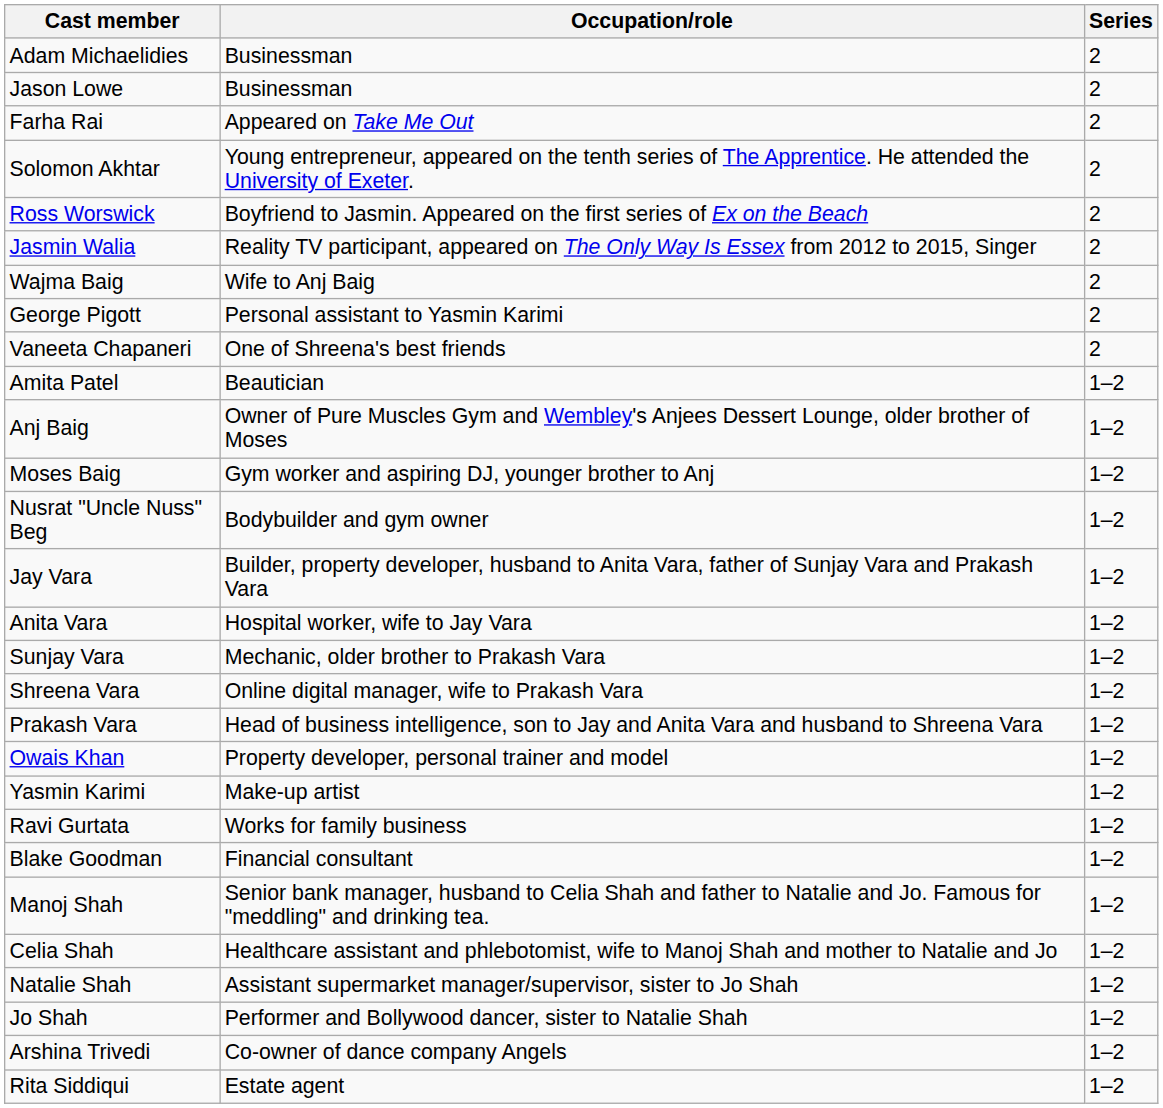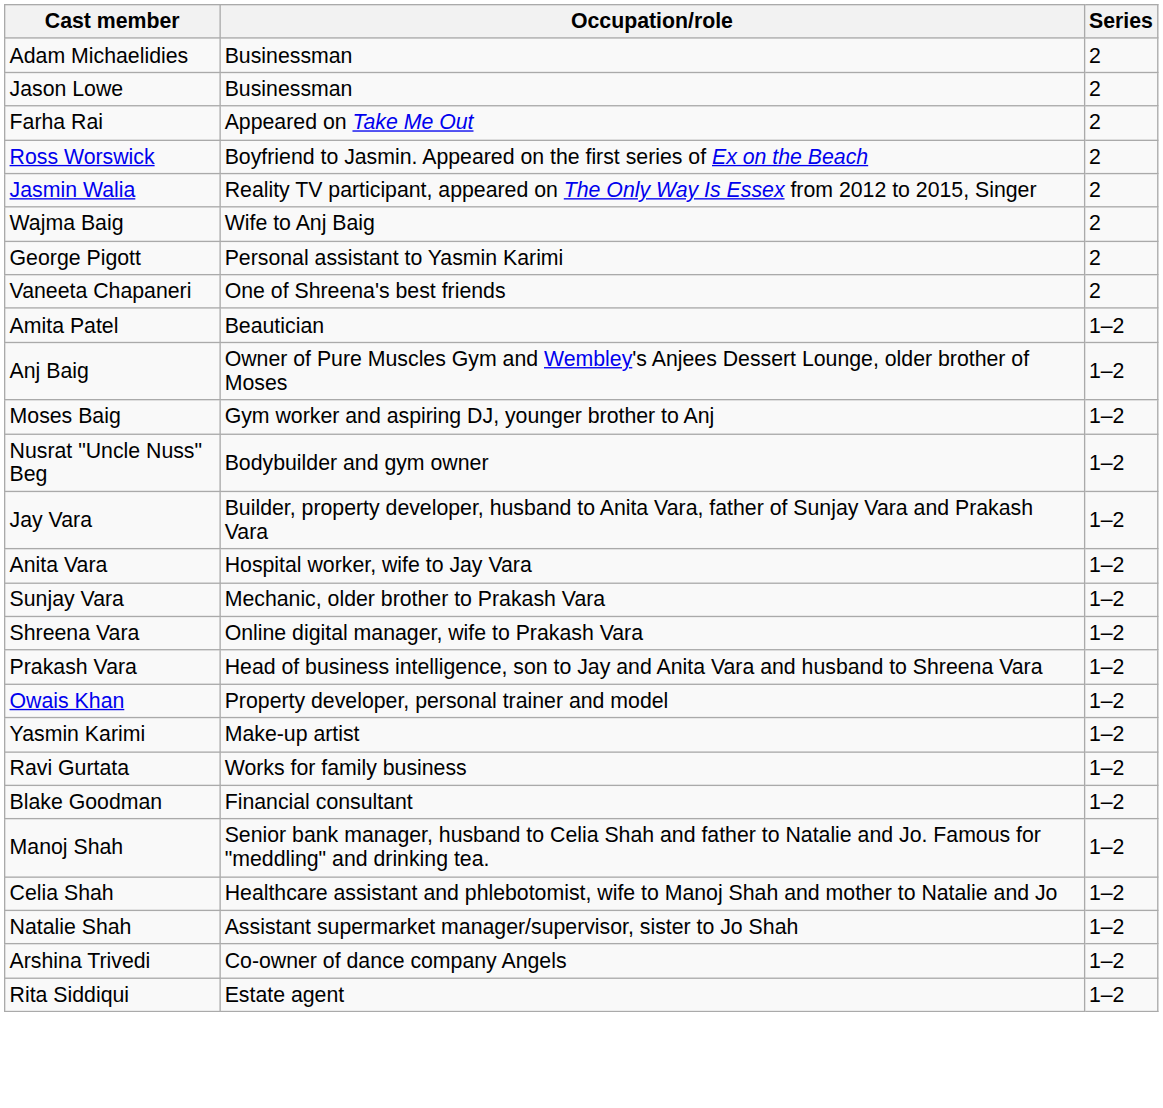- row: (85, 168)
- row: (49, 1018)
